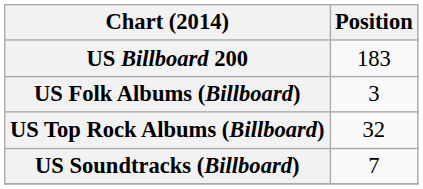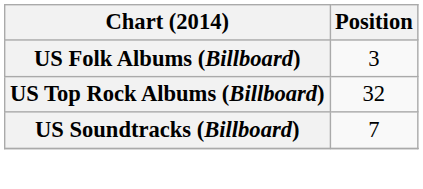- row: (167, 58)
